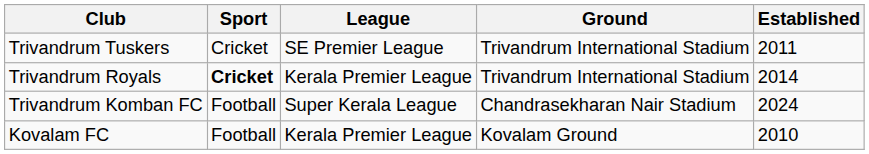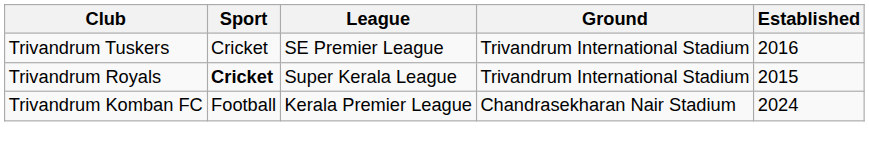(777, 47) 2011 -> (778, 47) 2016
(378, 76) Kerala Premier League -> (371, 76) Super Kerala League
(778, 76) 2014 -> (778, 76) 2015
(371, 105) Super Kerala League -> (378, 105) Kerala Premier League
- row: (59, 134)
